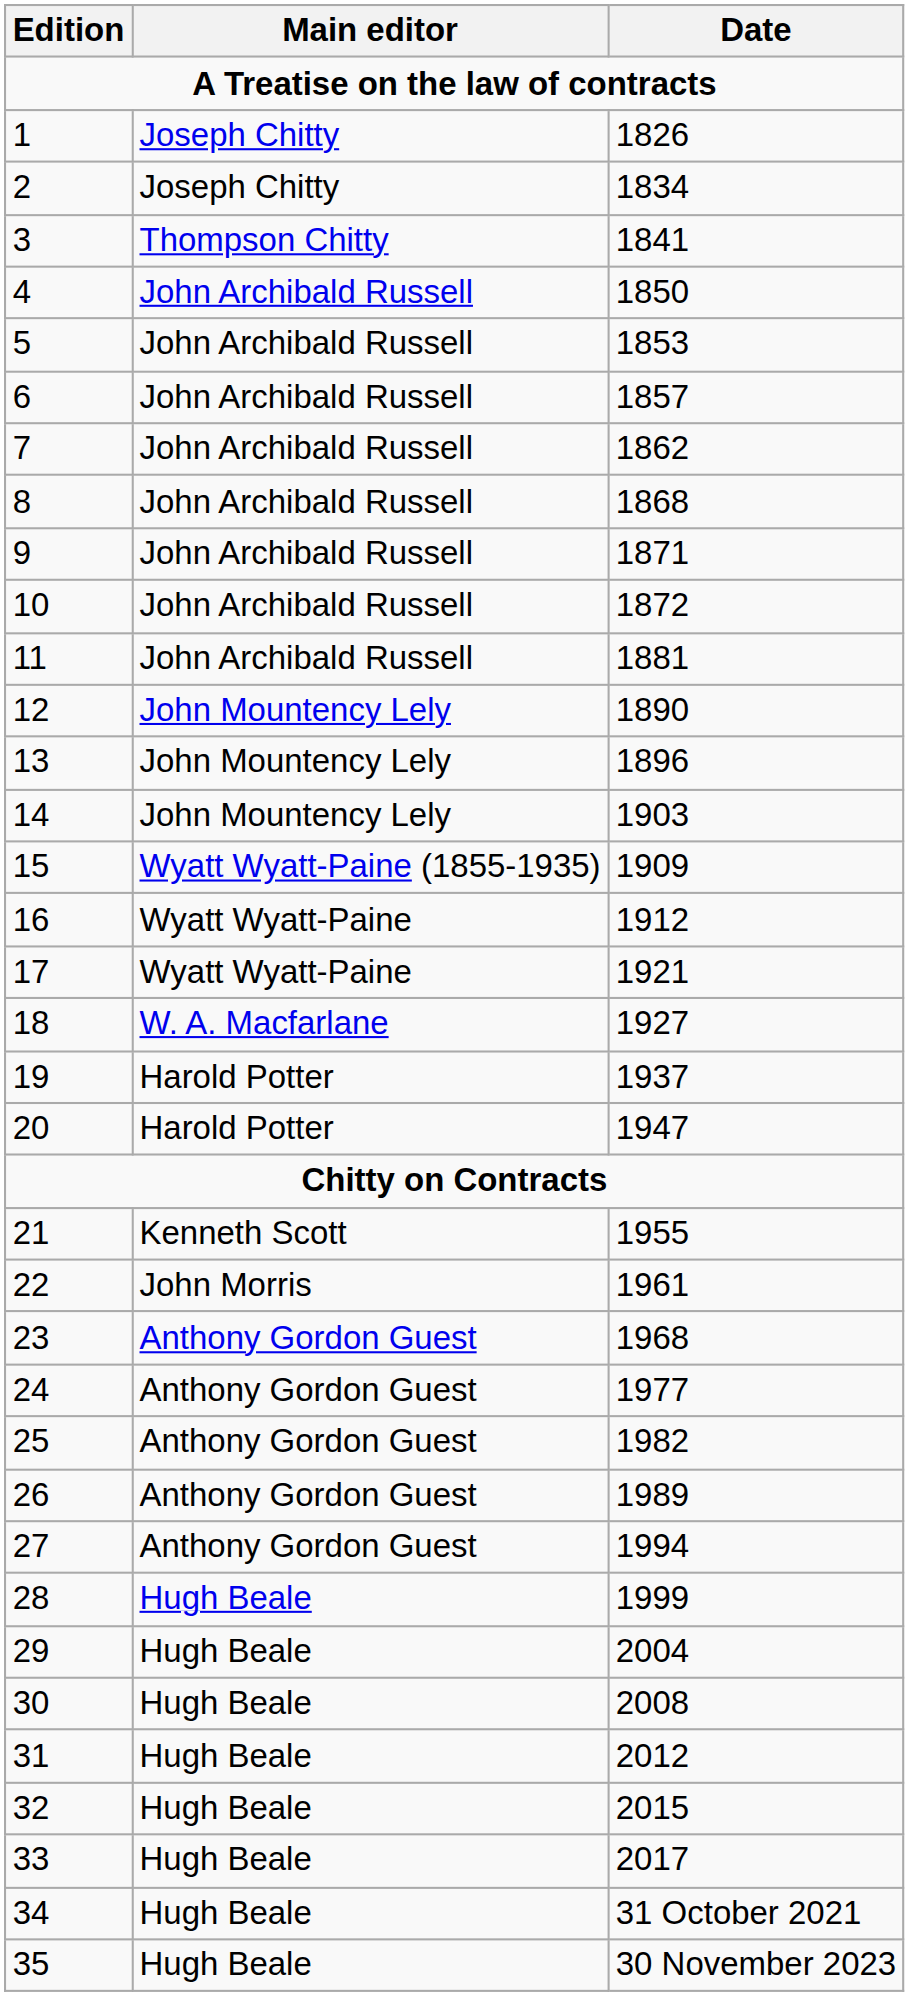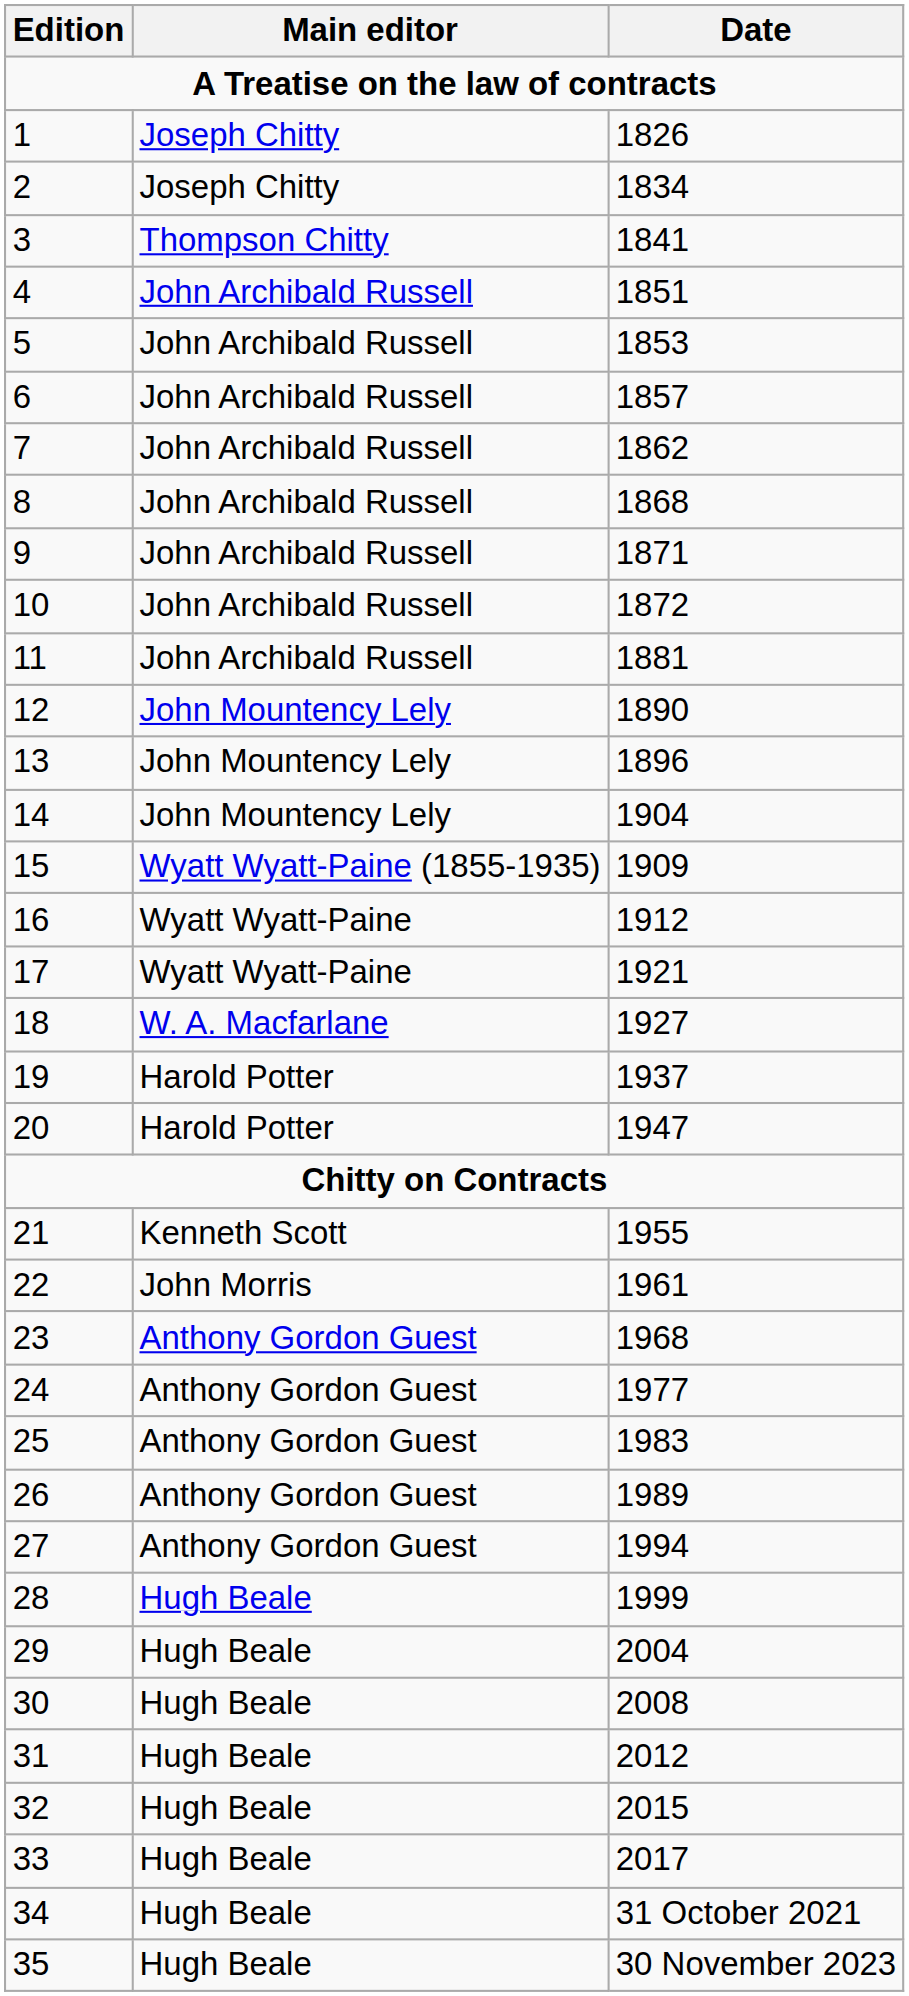(652, 291) 1850 -> (652, 291) 1851
(652, 814) 1903 -> (652, 814) 1904
(652, 1441) 1982 -> (652, 1441) 1983
